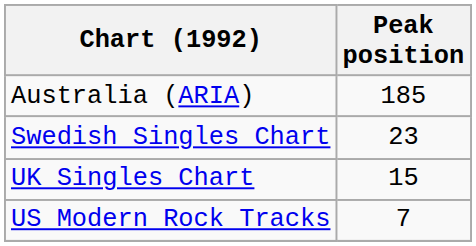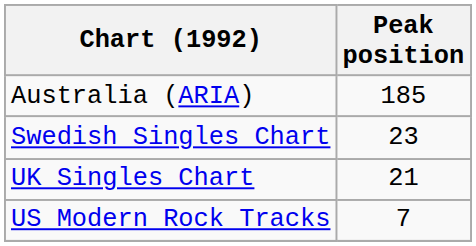(403, 179) 15 -> (403, 179) 21
